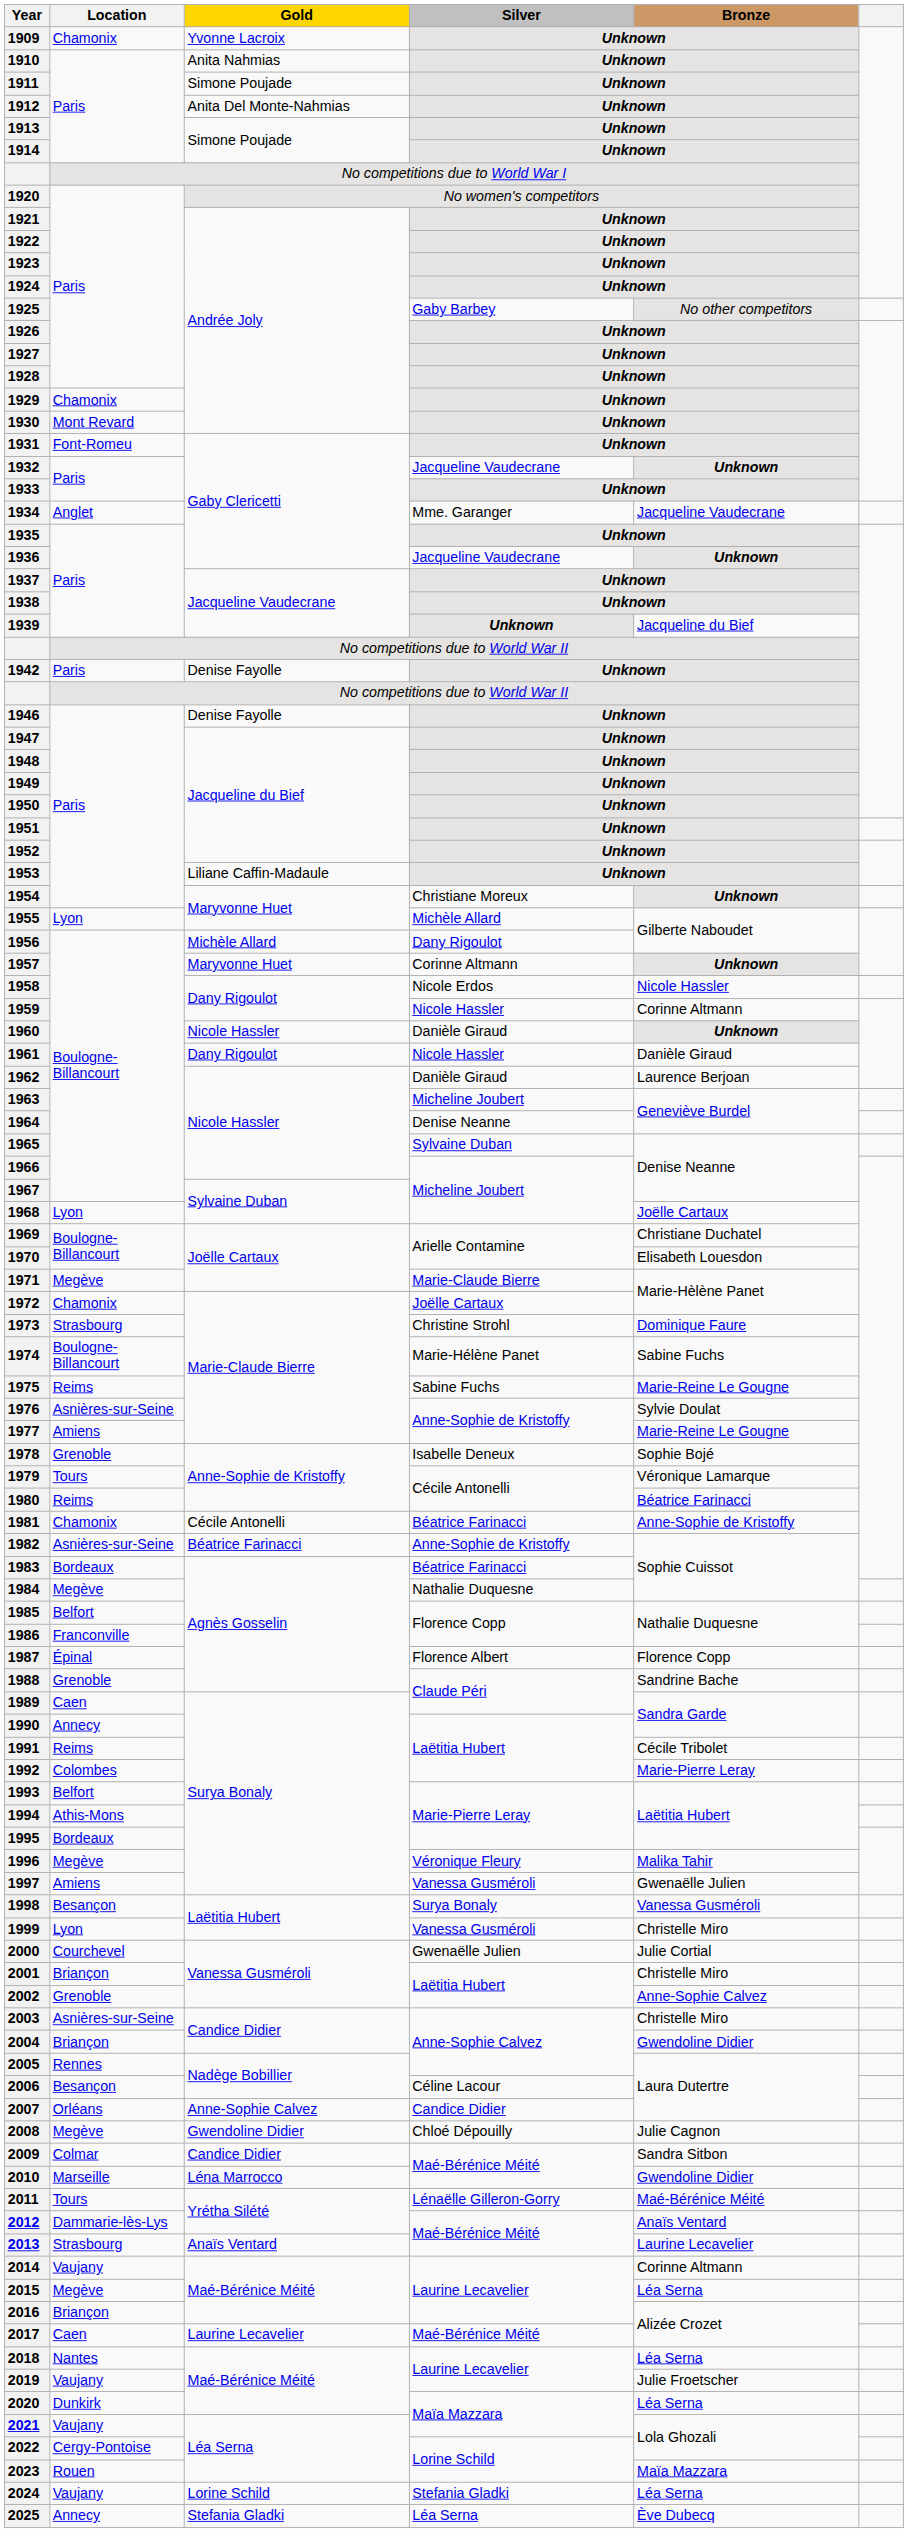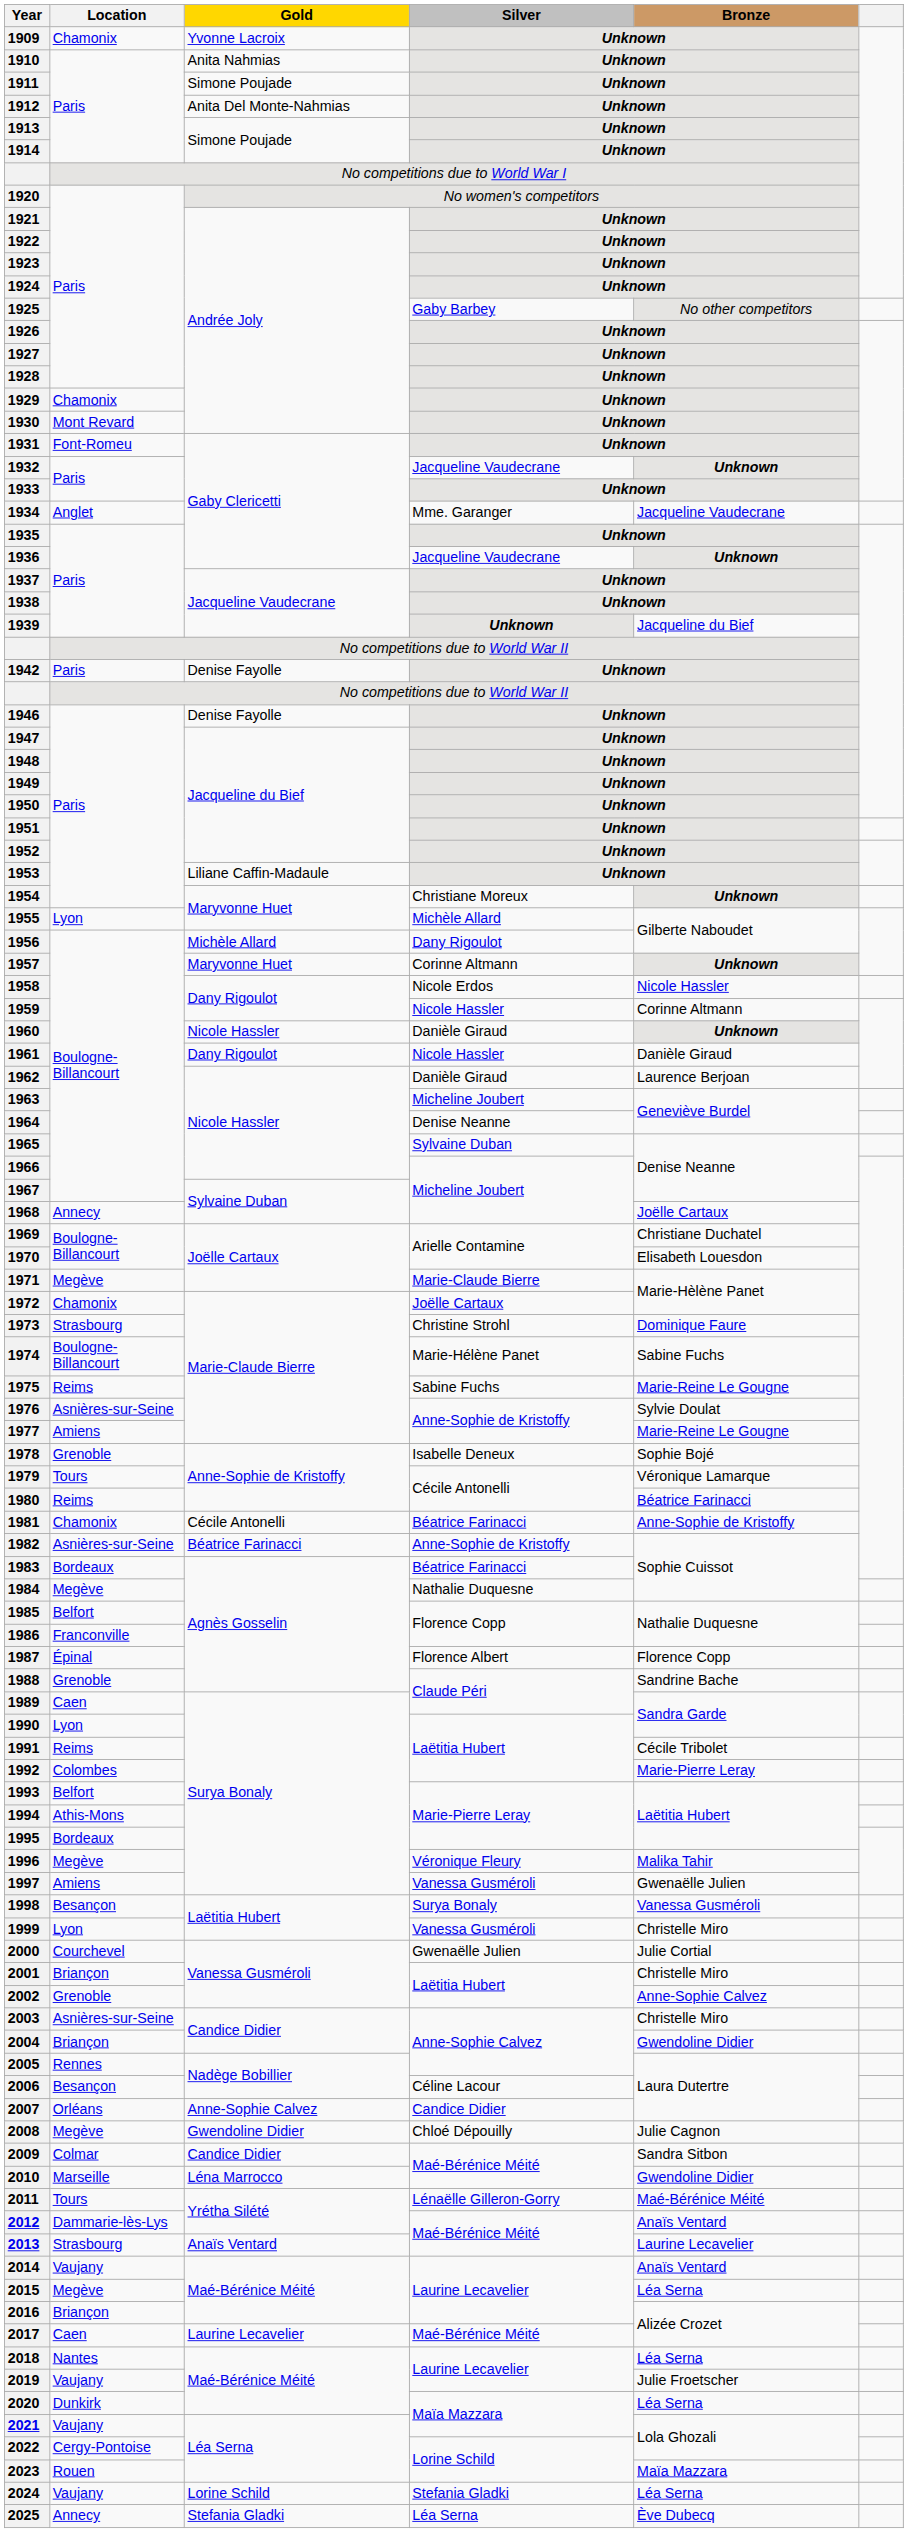(68, 1212) Lyon -> (76, 1212) Annecy
(76, 1725) Annecy -> (68, 1725) Lyon
(690, 2267) Corinne Altmann -> (682, 2267) Anaïs Ventard
